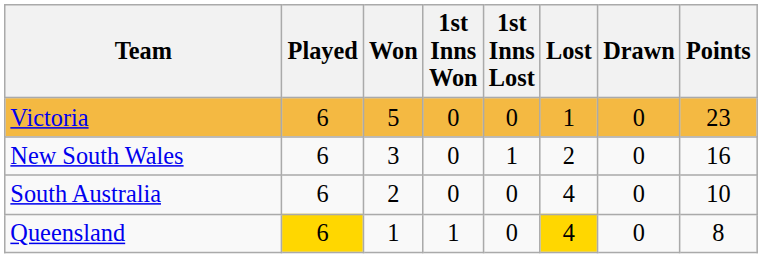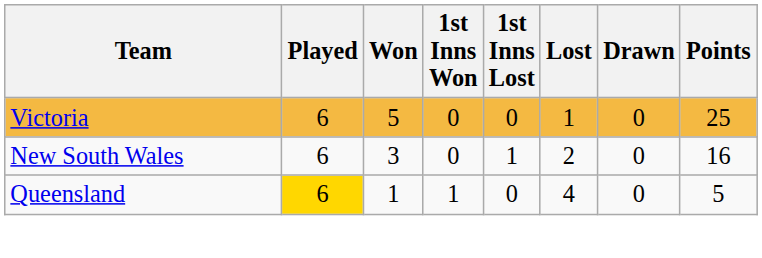(718, 117) 23 -> (718, 117) 25
- row: (86, 194)
(569, 232) gold background -> (569, 194) no background
(718, 232) 8 -> (718, 194) 5
